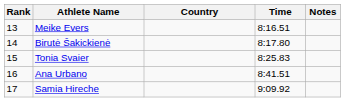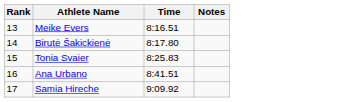- column: (200, 12)
